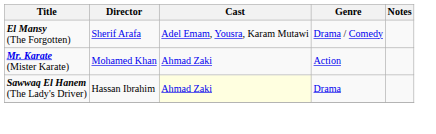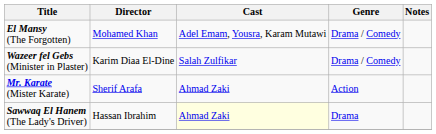(116, 34) Sherif Arafa -> (125, 34) Mohamed Khan
+ row: (47, 61)
(124, 61) Mohamed Khan -> (117, 88) Sherif Arafa
